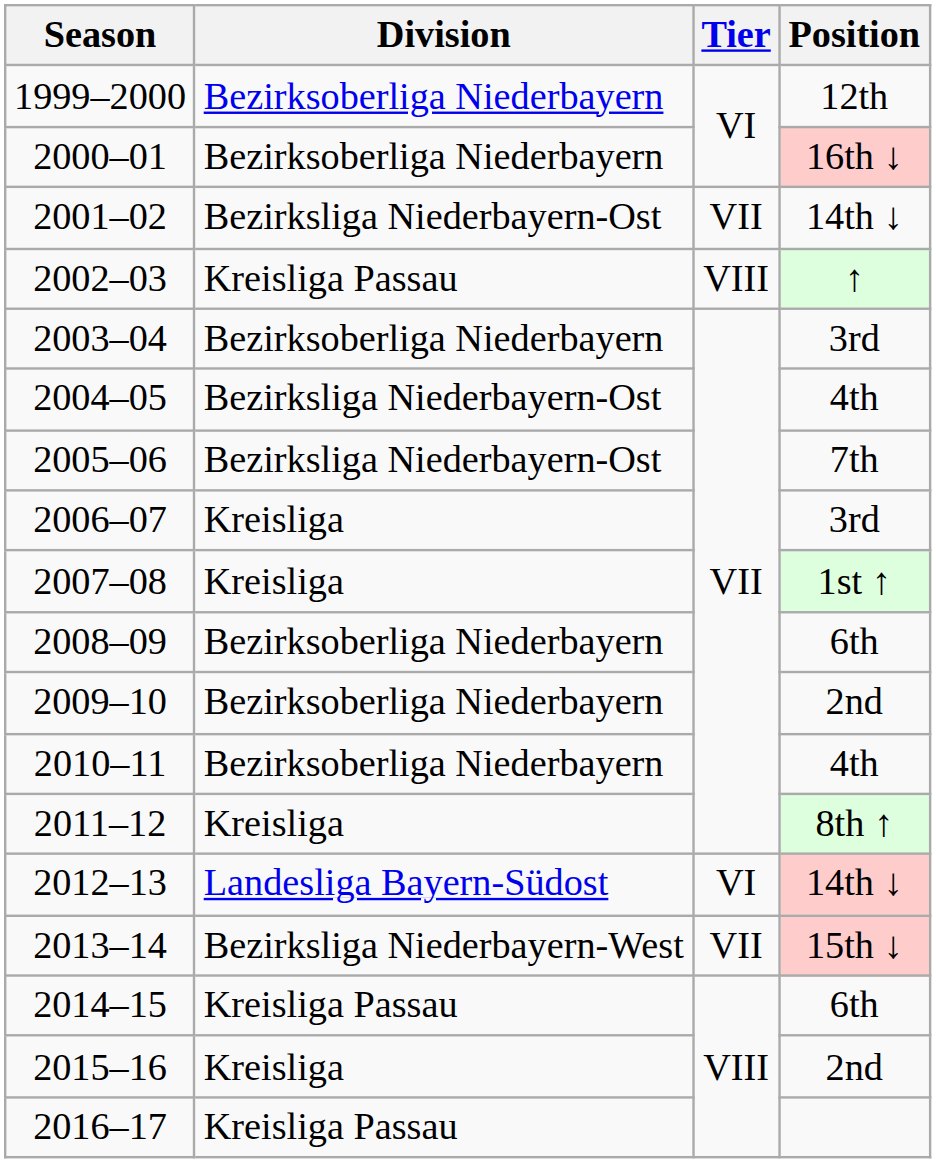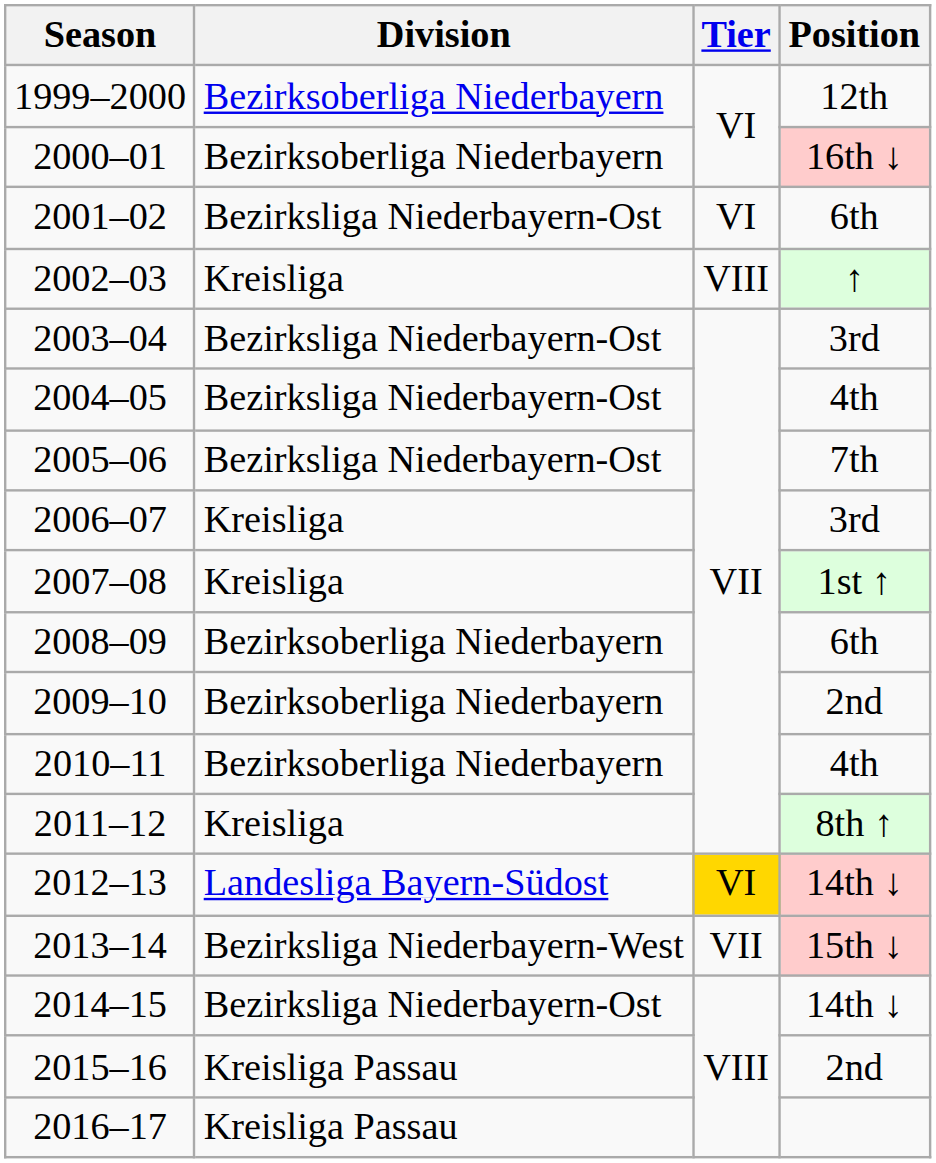(736, 216) VII -> (736, 216) VI
(854, 216) 14th ↓ -> (854, 216) 6th
(331, 277) Kreisliga Passau -> (274, 277) Kreisliga
(434, 338) Bezirksoberliga Niederbayern -> (433, 338) Bezirksliga Niederbayern-Ost
(736, 883) no background -> (736, 883) gold background
(331, 1005) Kreisliga Passau -> (433, 1005) Bezirksliga Niederbayern-Ost
(854, 1005) 6th -> (854, 1005) 14th ↓
(274, 1065) Kreisliga -> (331, 1065) Kreisliga Passau
